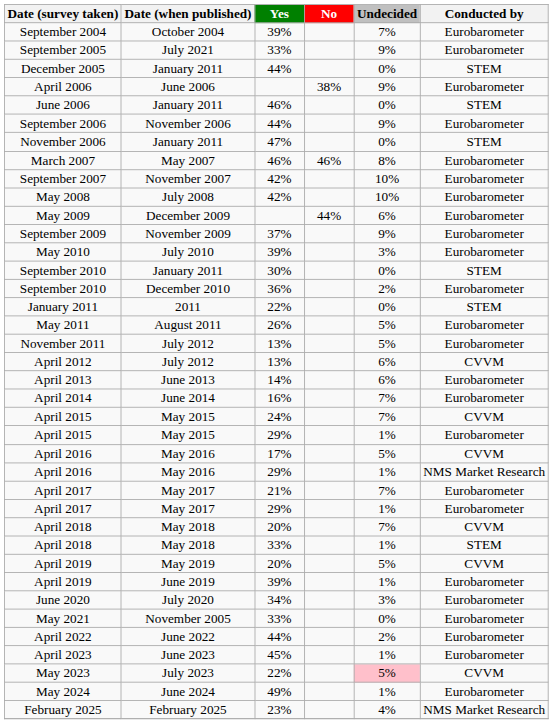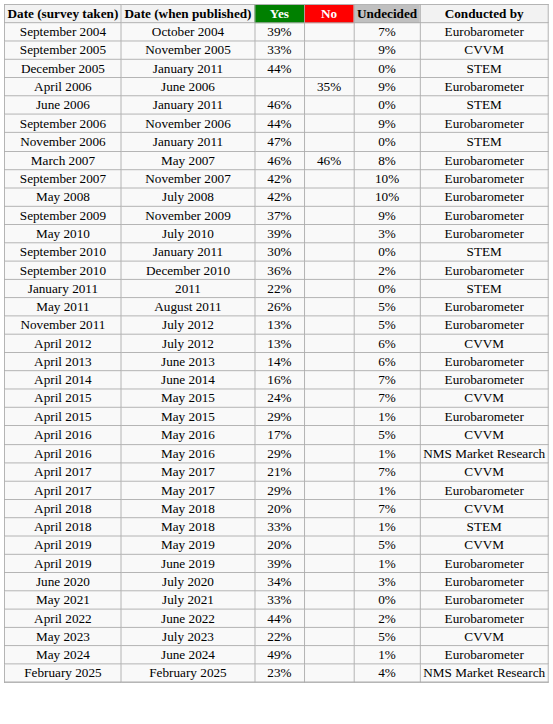(188, 50) July 2021 -> (188, 50) November 2005
(484, 50) Eurobarometer -> (484, 50) CVVM
(329, 87) 38% -> (329, 87) 35%
- row: (63, 215)
(484, 490) Eurobarometer -> (484, 471) CVVM
(188, 618) November 2005 -> (188, 600) July 2021
- row: (63, 655)
(387, 673) pink background -> (387, 636) no background
